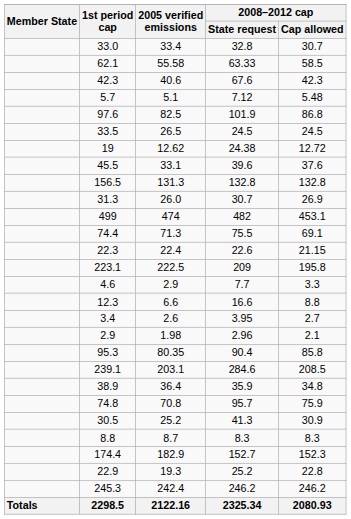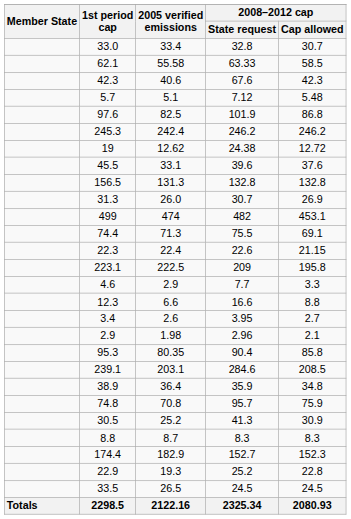rows swapped: (108, 132) <-> (108, 489)
